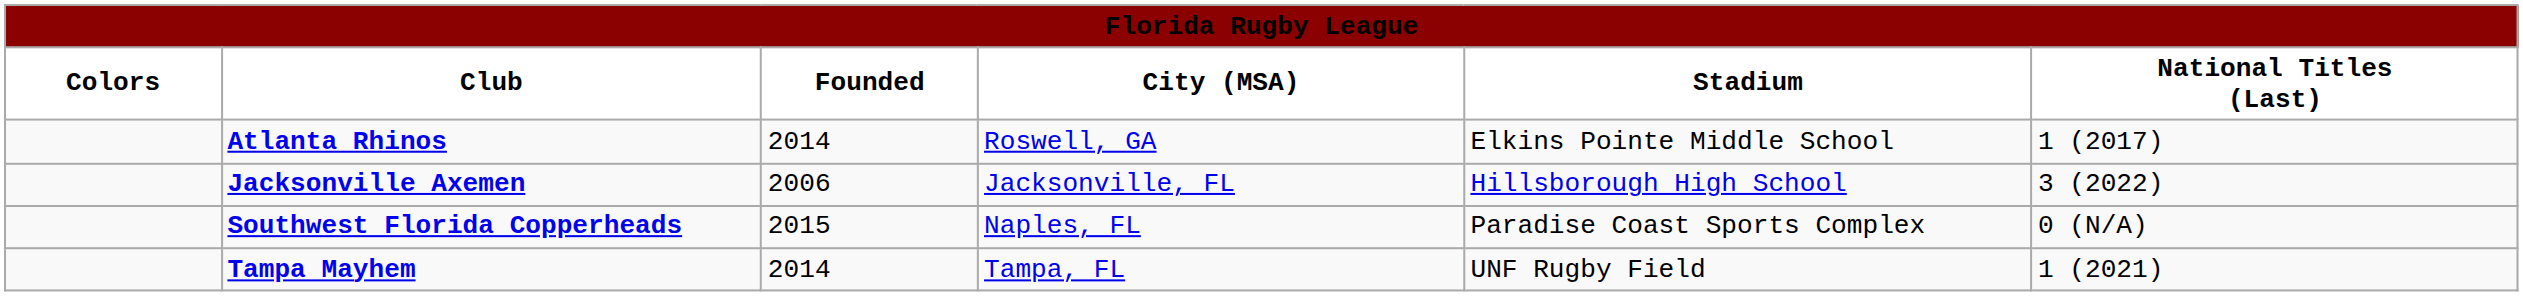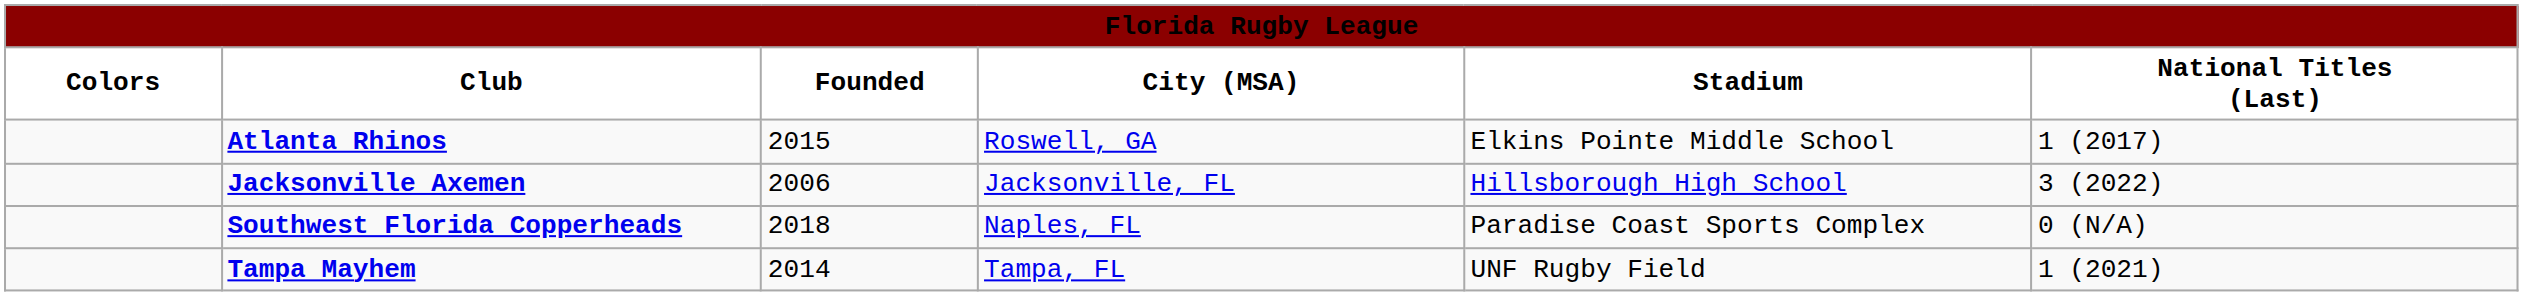(799, 142) 2014 -> (799, 142) 2015
(799, 227) 2015 -> (799, 227) 2018
